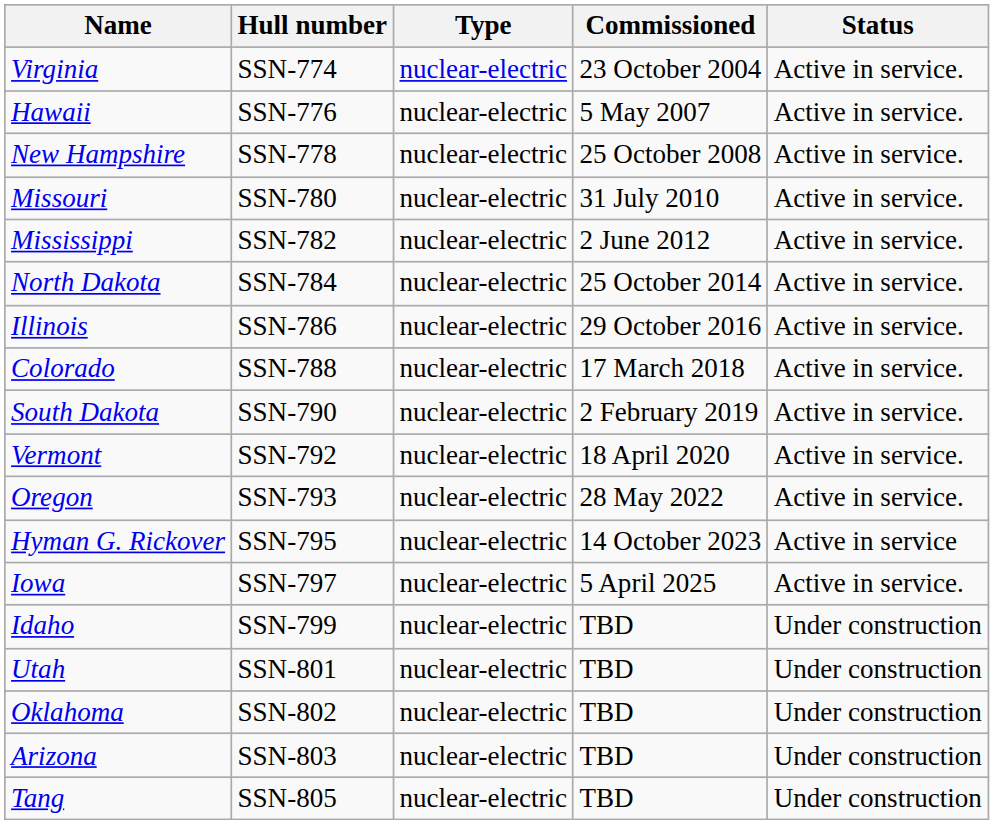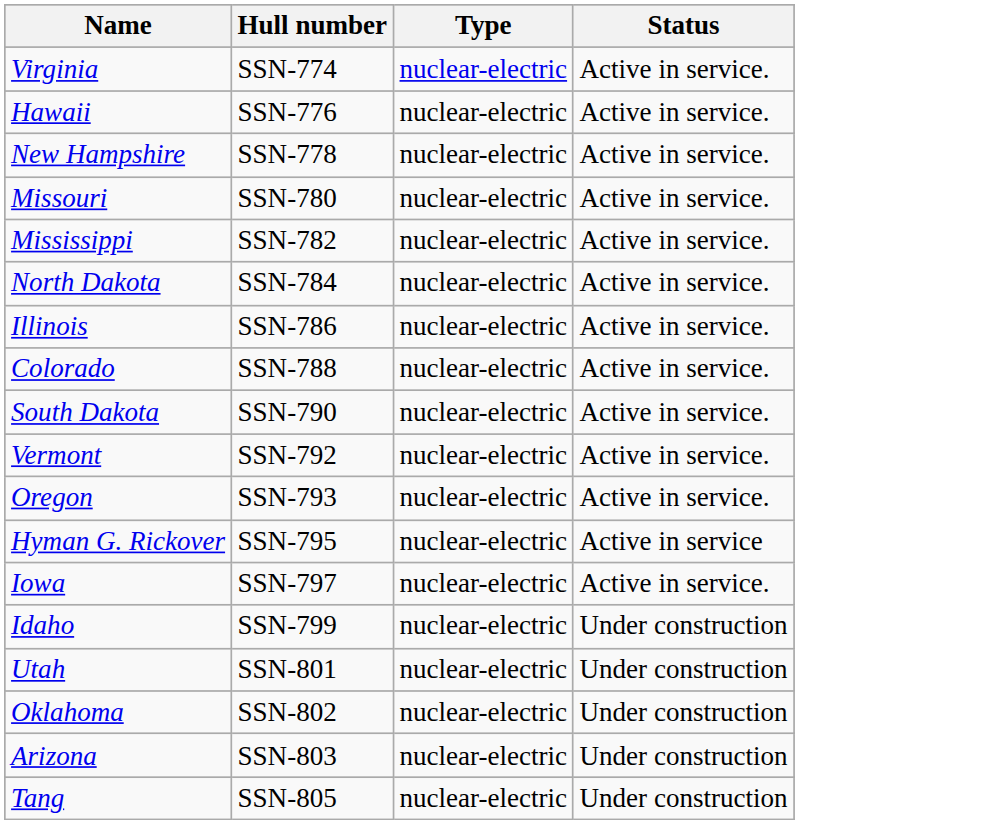- column: (670, 25)
